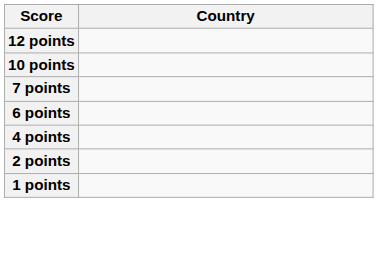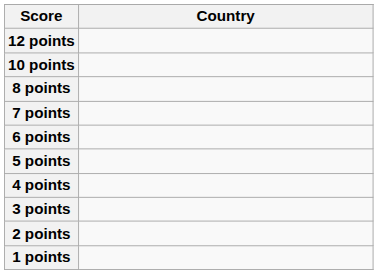+ row: (41, 88)
+ row: (41, 161)
+ row: (41, 209)
